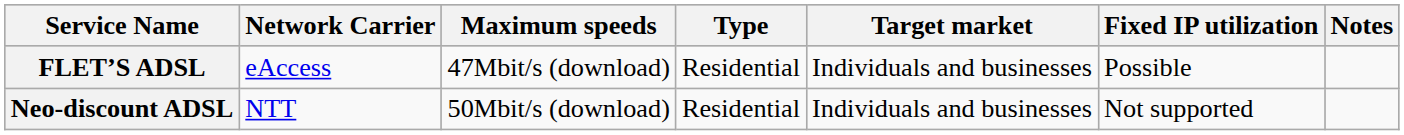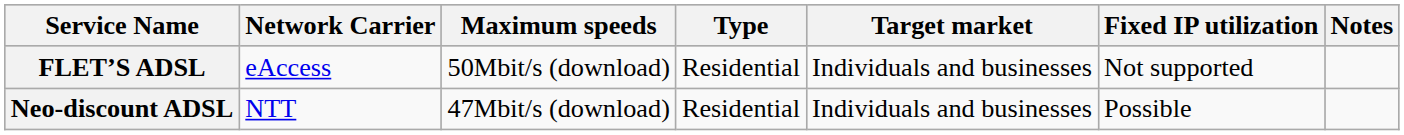(559, 66) 47Mbit/s (download) -> (559, 66) 50Mbit/s (download)
(1148, 66) Possible -> (1179, 66) Not supported
(559, 108) 50Mbit/s (download) -> (559, 108) 47Mbit/s (download)
(1179, 108) Not supported -> (1148, 108) Possible
